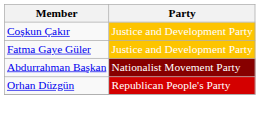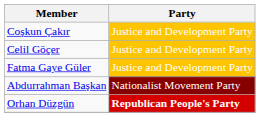+ row: (33, 49)
(171, 85) normal -> (176, 103) bold
